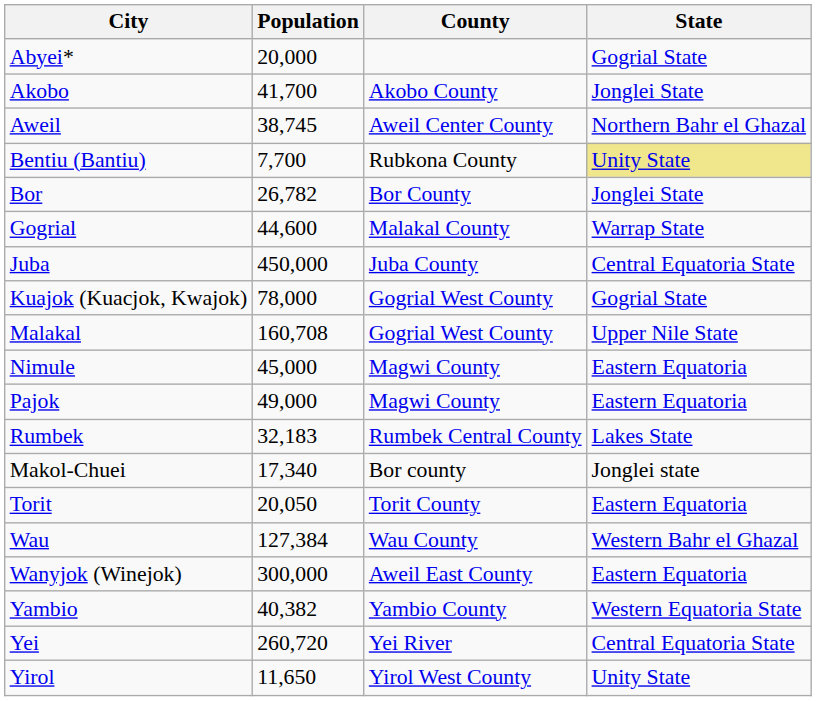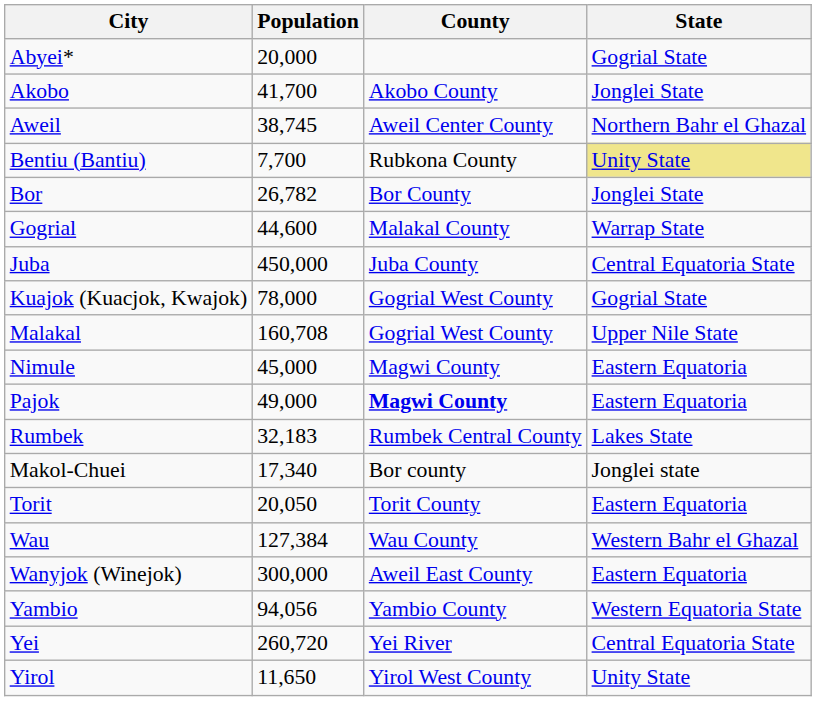(434, 401) normal -> (438, 401) bold
(287, 608) 40,382 -> (287, 608) 94,056
